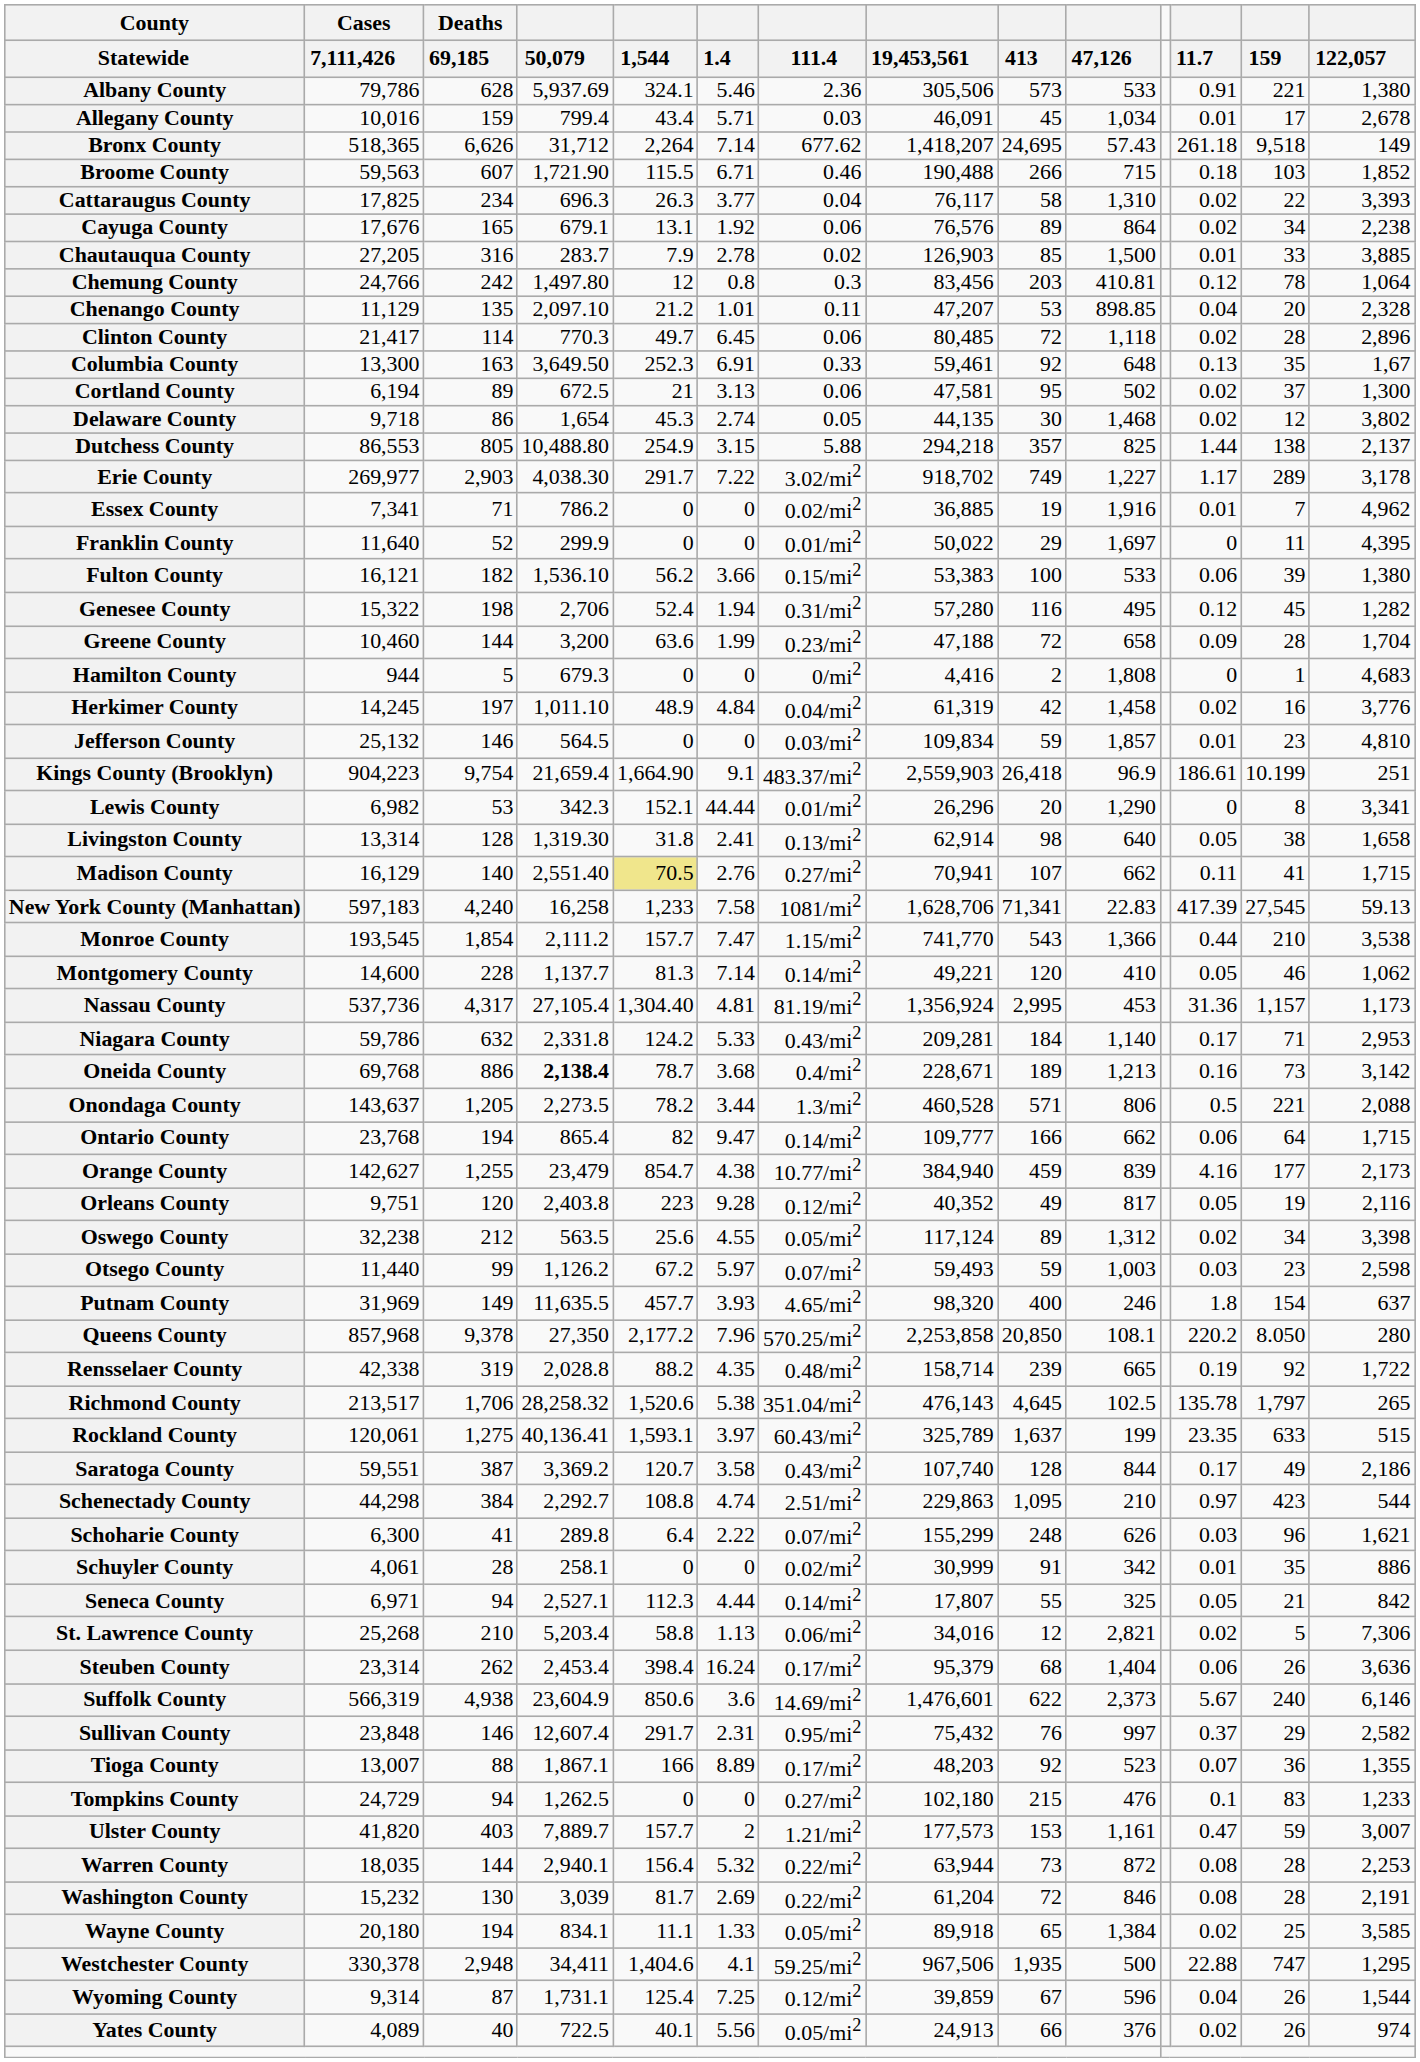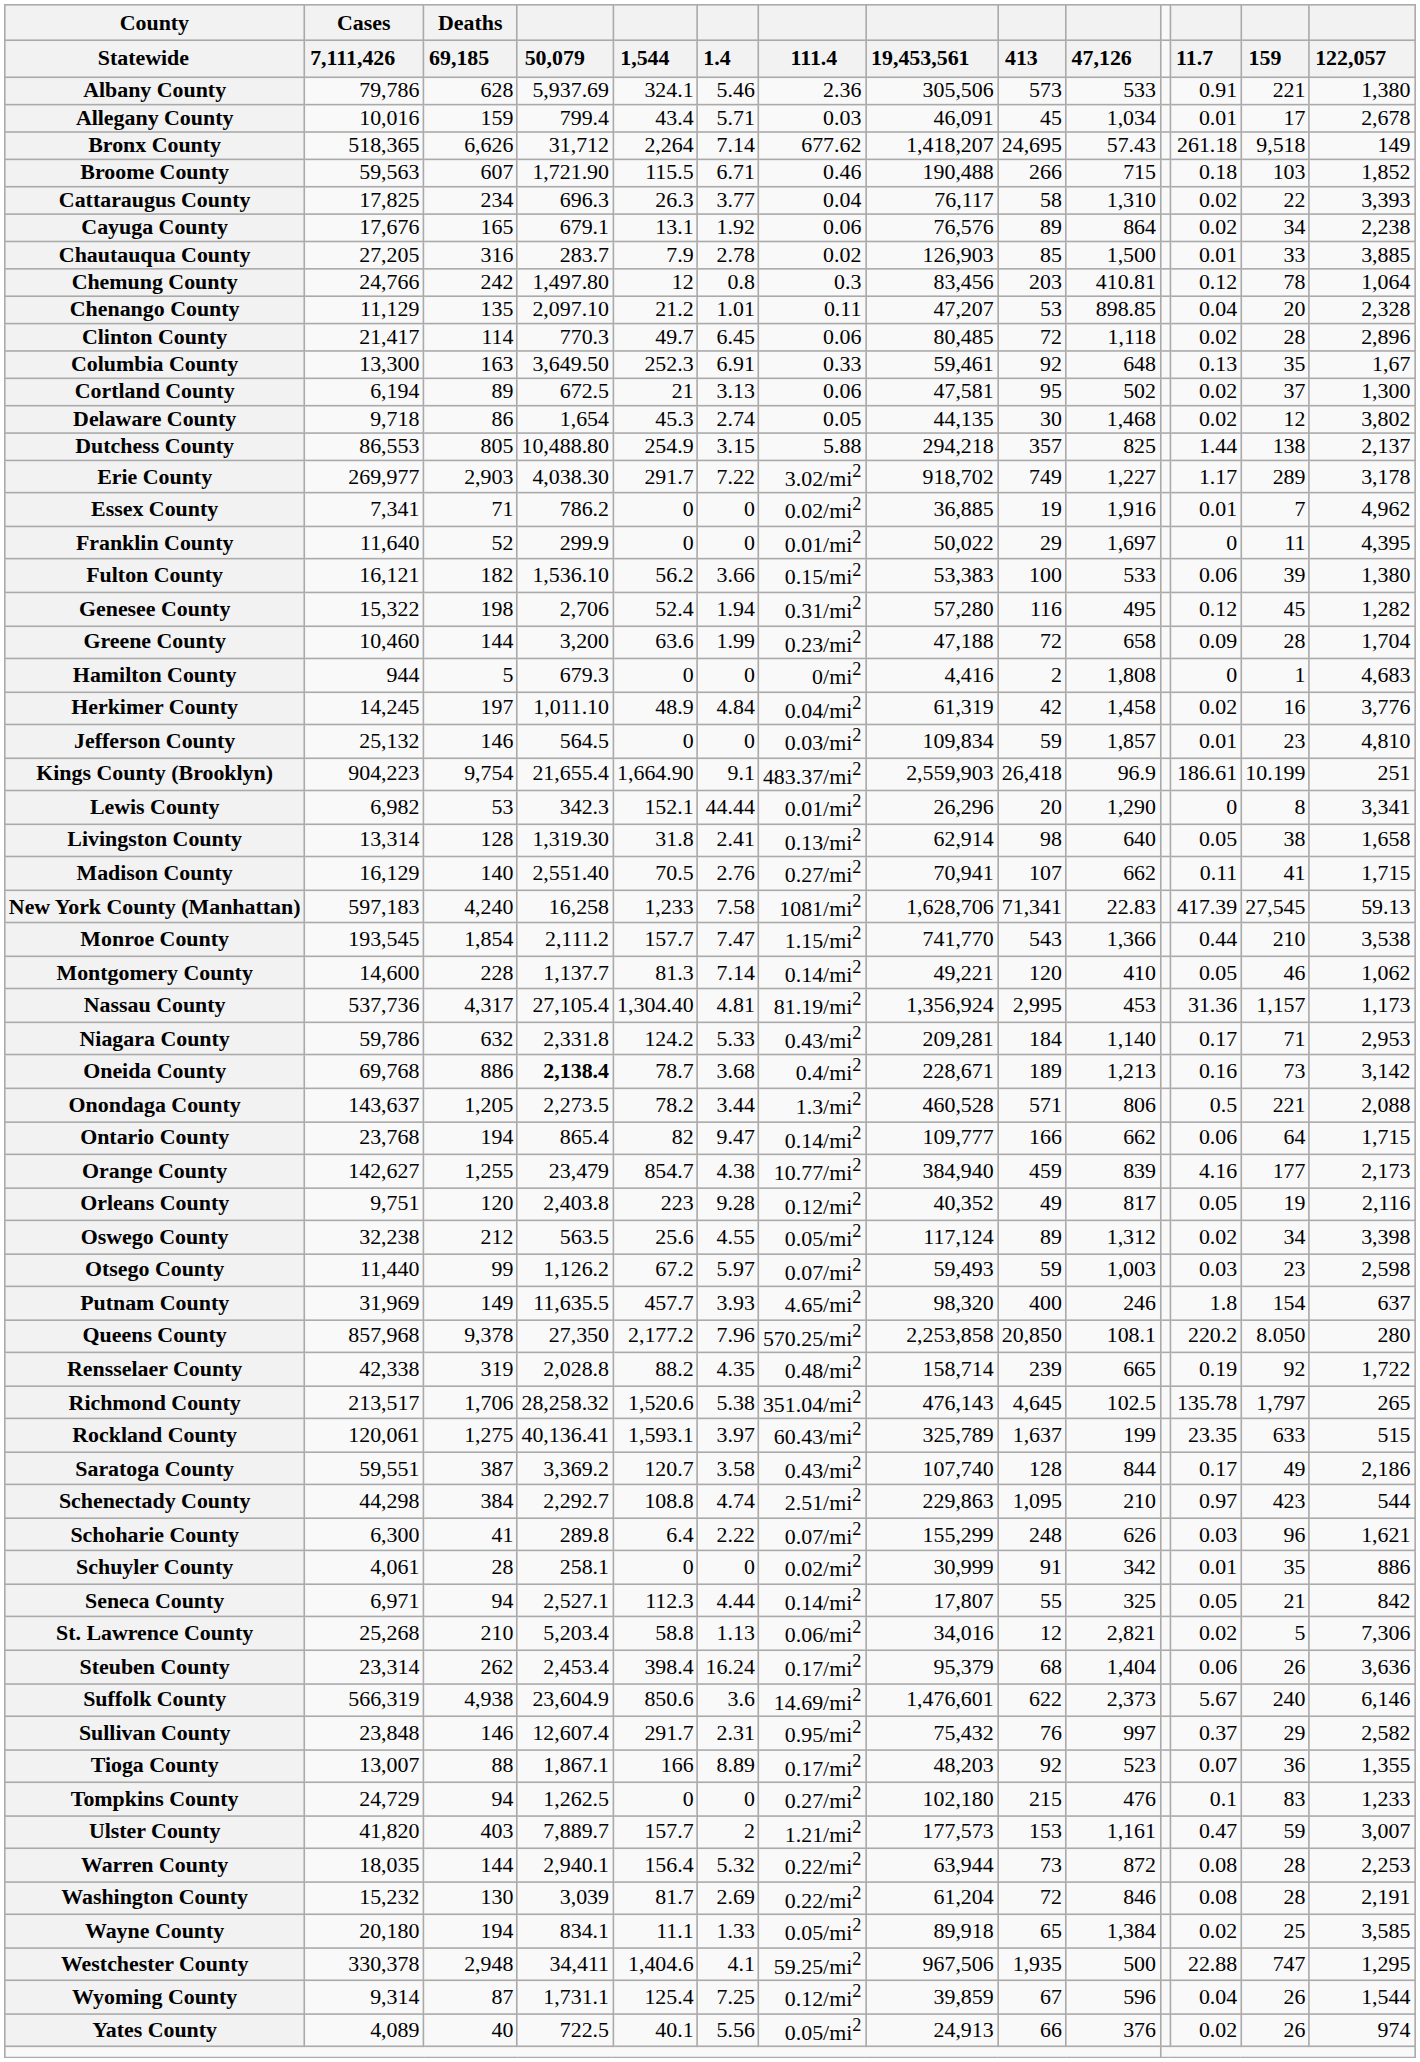(571, 773) 21,659.4 -> (571, 773) 21,655.4
(675, 873) khaki background -> (675, 873) no background
